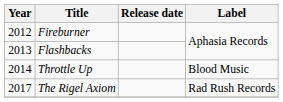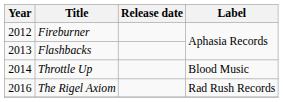(20, 87) 2017 -> (20, 87) 2016
